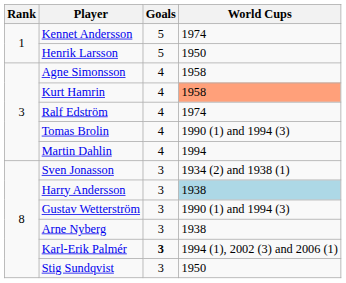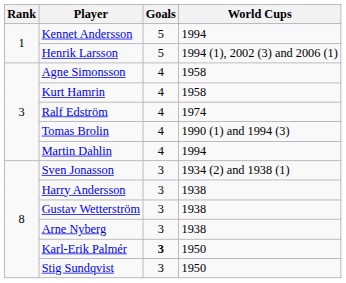(194, 33) 1974 -> (194, 33) 1994
(194, 53) 1950 -> (260, 53) 1994 (1), 2002 (3) and 2006 (1)
(194, 92) lightsalmon background -> (194, 92) no background
(194, 190) lightblue background -> (194, 190) no background
(236, 209) 1990 (1) and 1994 (3) -> (194, 209) 1938
(260, 248) 1994 (1), 2002 (3) and 2006 (1) -> (194, 248) 1950
